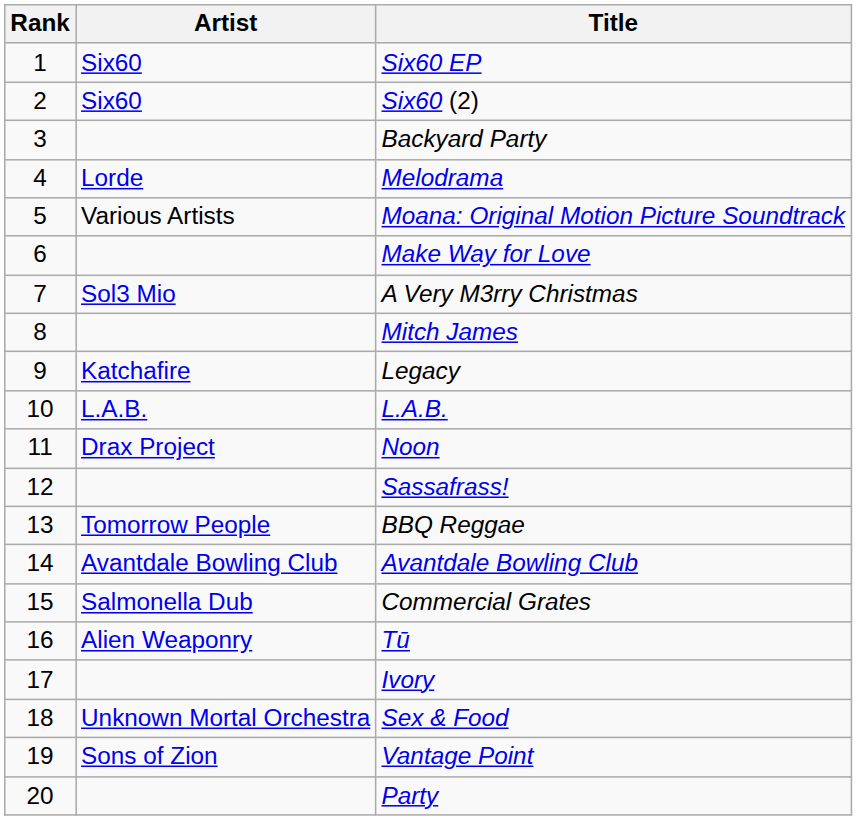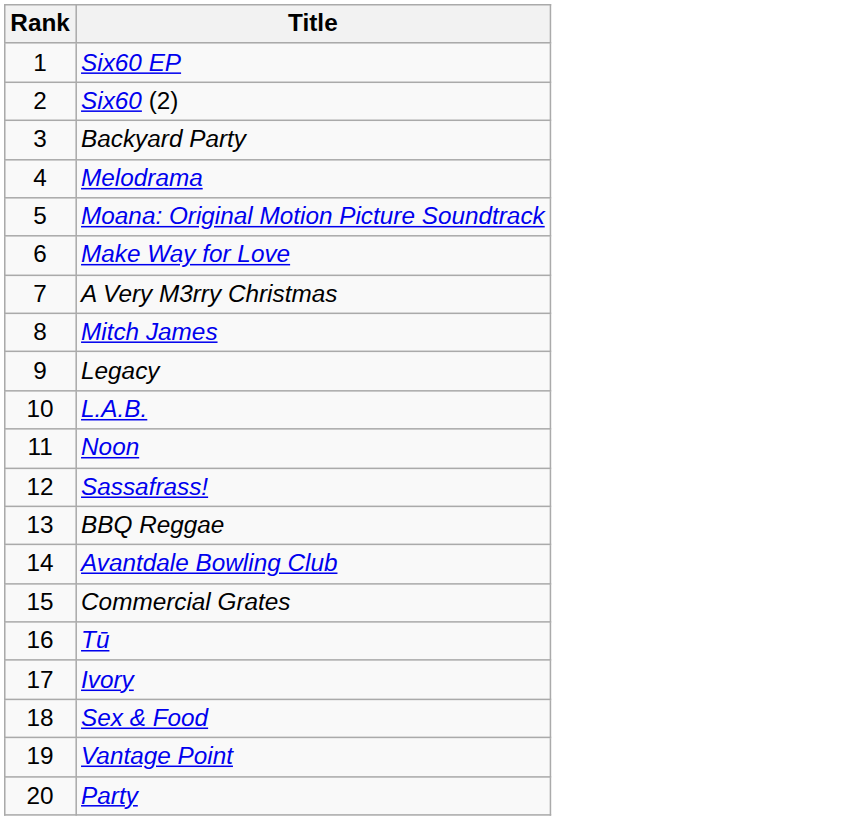- column: (226, 23)
